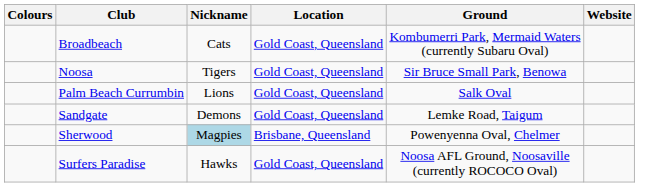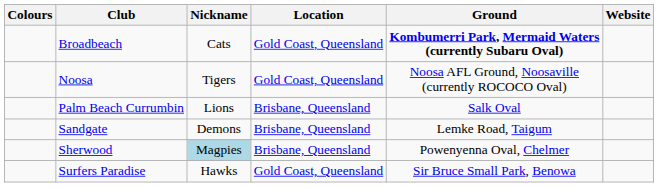(485, 43) normal -> (494, 43) bold
(485, 72) Sir Bruce Small Park, Benowa -> (494, 79) Noosa AFL Ground, Noosaville (currently ROCOCO Oval)
(319, 93) Gold Coast, Queensland -> (312, 108) Brisbane, Queensland
(319, 114) Gold Coast, Queensland -> (312, 129) Brisbane, Queensland
(485, 163) Noosa AFL Ground, Noosaville (currently ROCOCO Oval) -> (494, 171) Sir Bruce Small Park, Benowa
